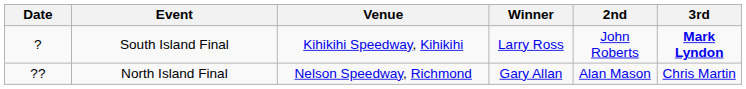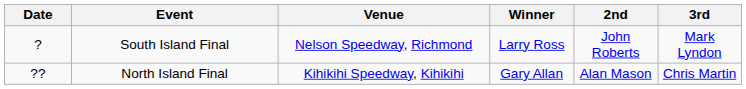(383, 44) Kihikihi Speedway, Kihikihi -> (384, 44) Nelson Speedway, Richmond
(699, 44) bold -> (700, 44) normal
(383, 73) Nelson Speedway, Richmond -> (384, 73) Kihikihi Speedway, Kihikihi
